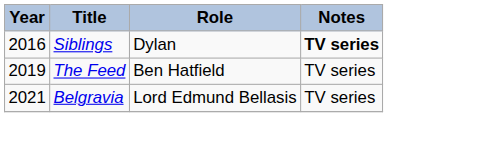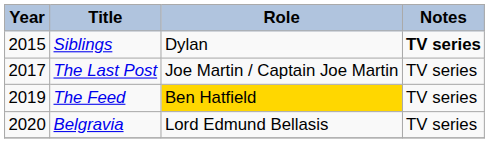(27, 44) 2016 -> (27, 44) 2015
+ row: (105, 71)
(179, 71) no background -> (211, 97) gold background
(27, 97) 2021 -> (27, 124) 2020
